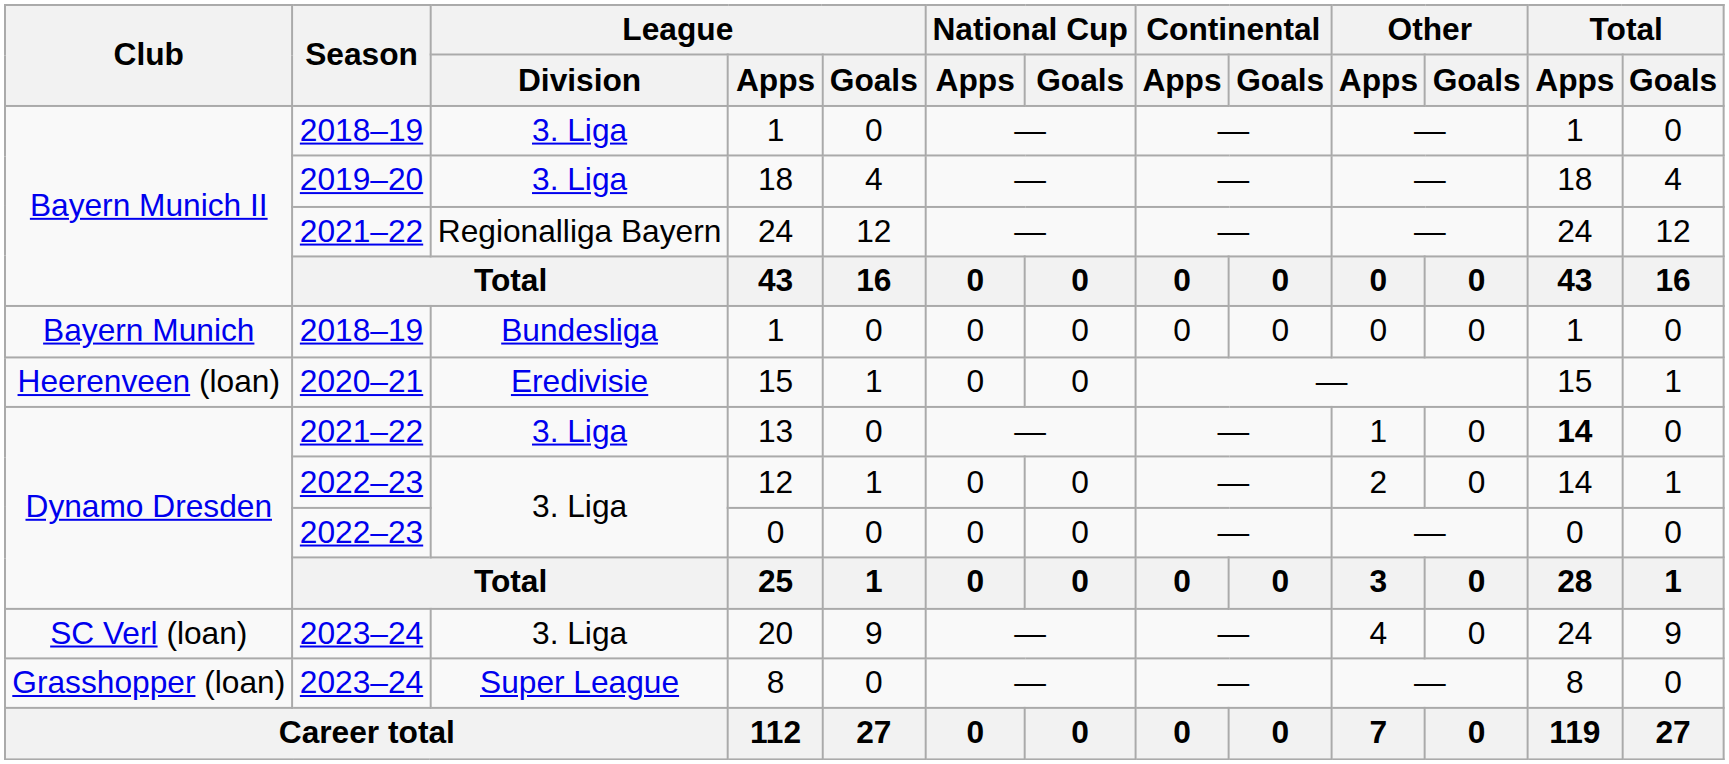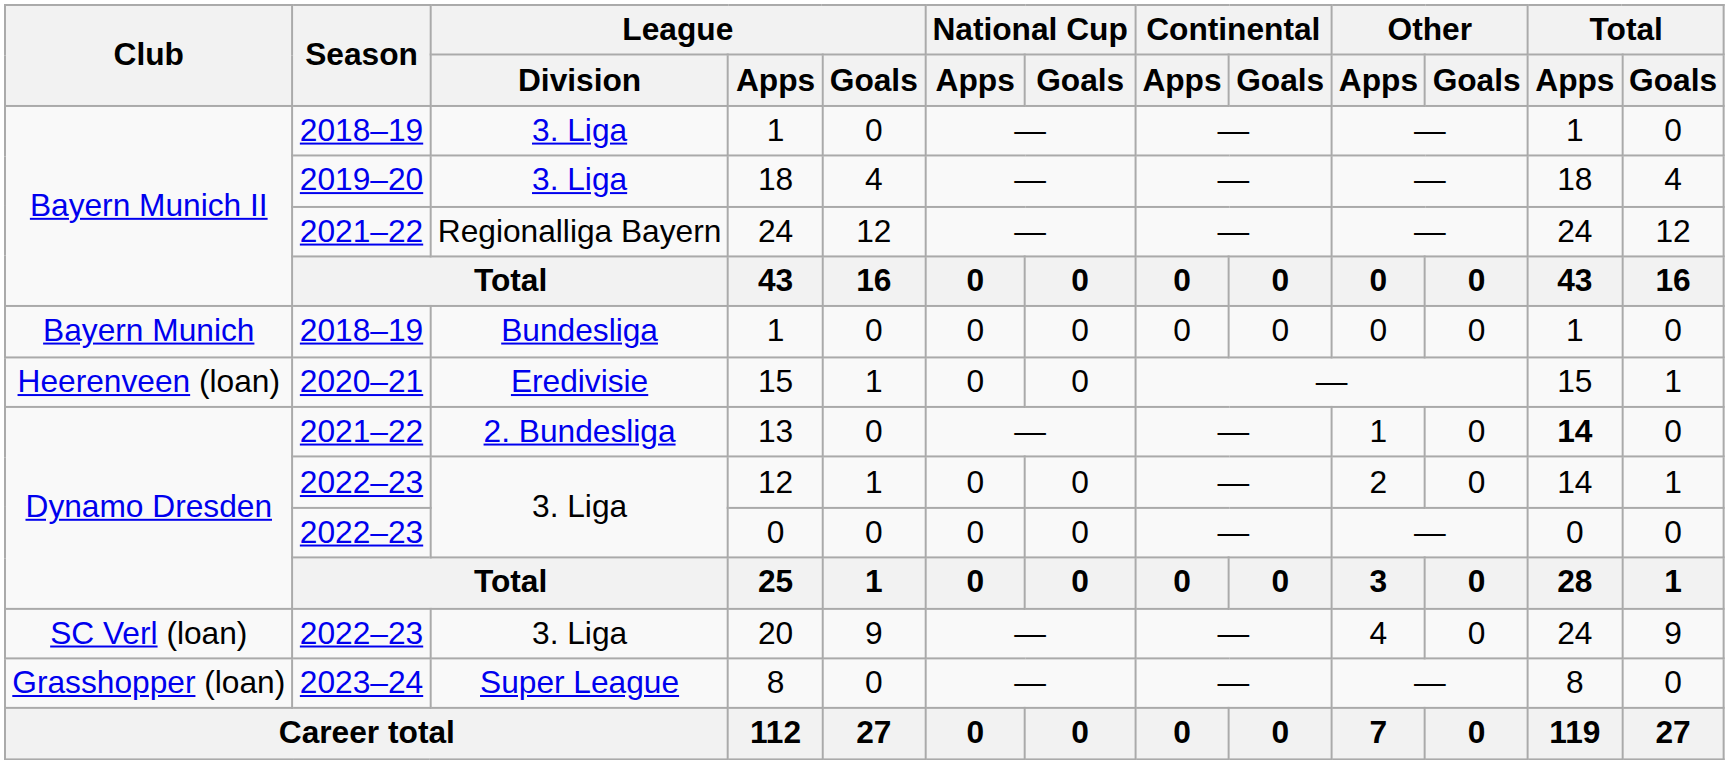(580, 431) 3. Liga -> (580, 431) 2. Bundesliga
(362, 632) 2023–24 -> (362, 632) 2022–23
